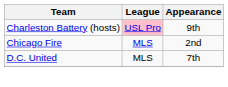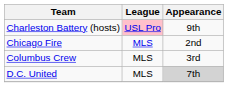+ row: (41, 58)
(193, 58) no background -> (193, 74) lightgrey background
